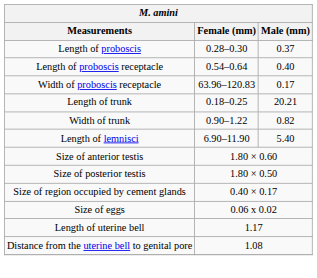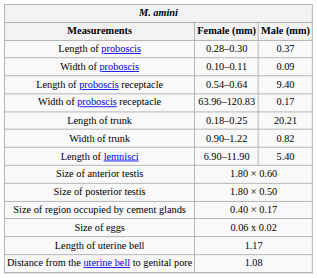+ row: (100, 67)
(286, 67) 0.40 -> (286, 84) 9.40
